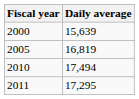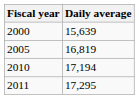(81, 67) 17,494 -> (81, 67) 17,194
